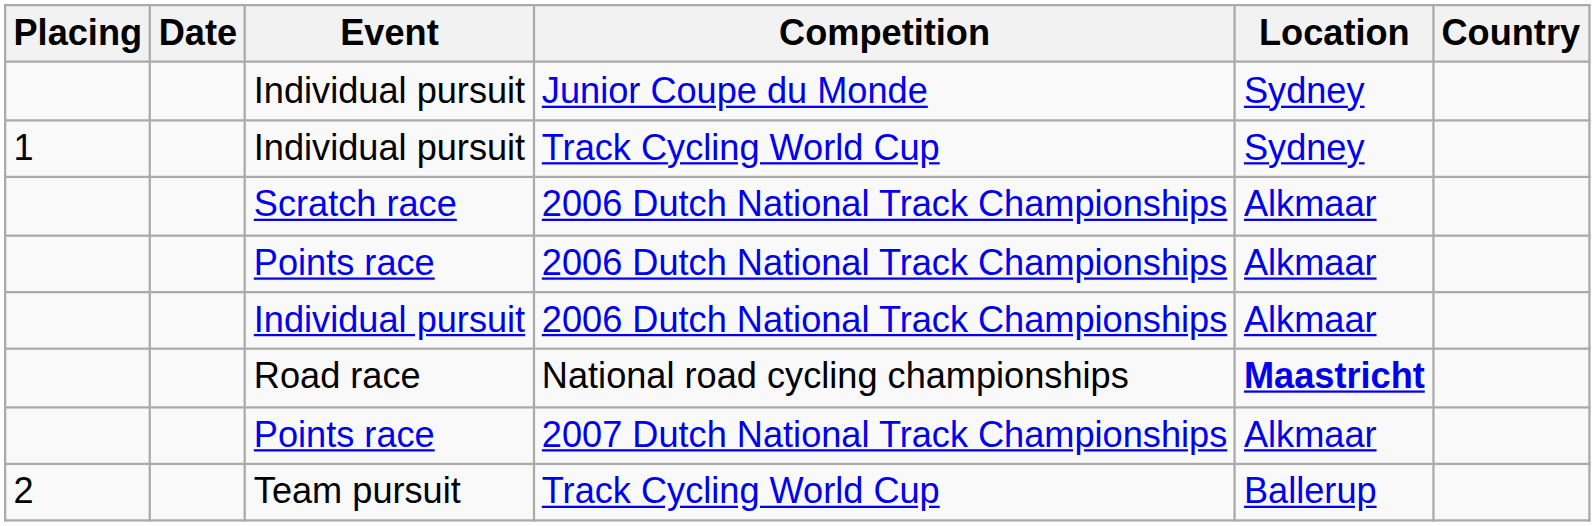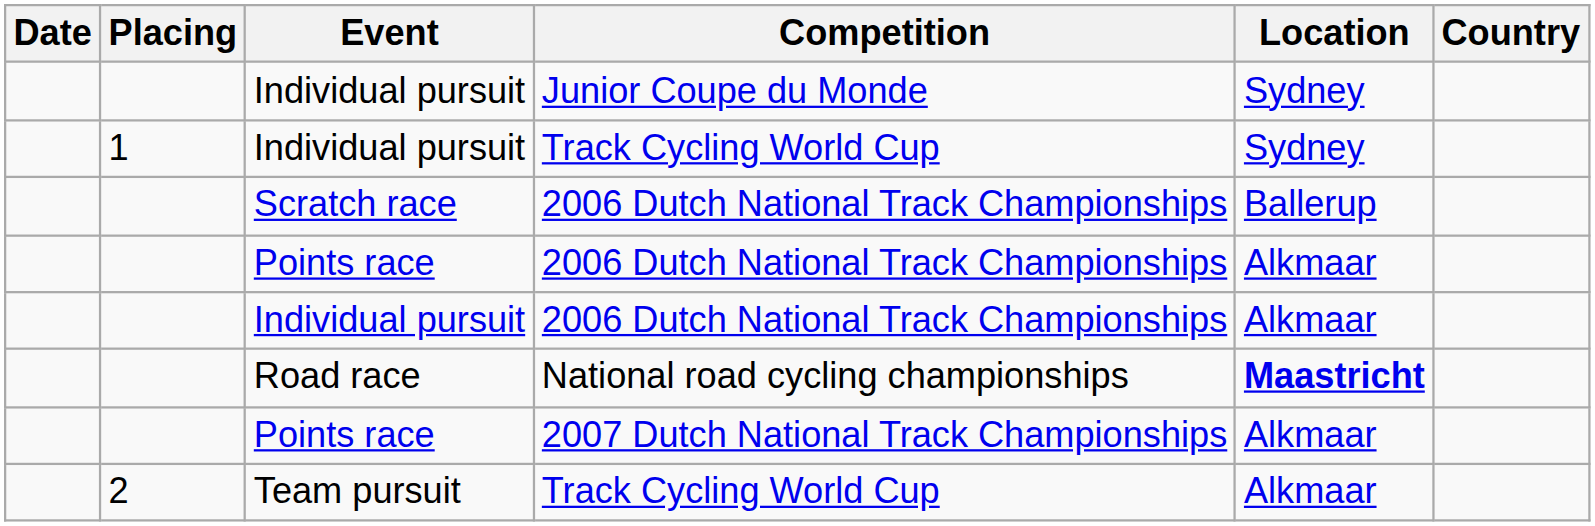columns swapped: (198, 33) <-> (78, 33)
(1310, 205) Alkmaar -> (1310, 205) Ballerup
(1310, 491) Ballerup -> (1310, 491) Alkmaar
